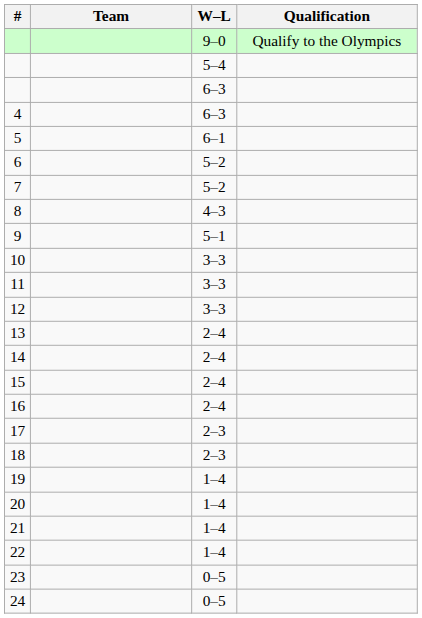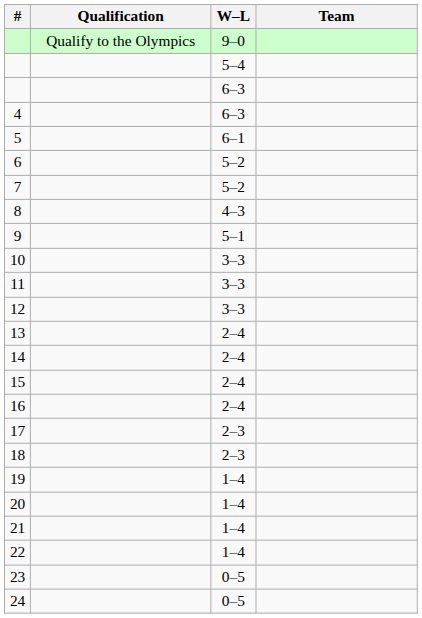columns swapped: (111, 16) <-> (327, 16)
